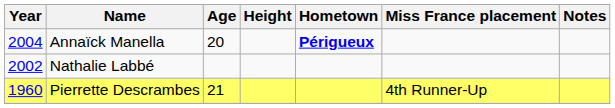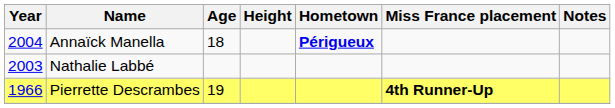(216, 41) 20 -> (216, 41) 18
(25, 66) 2002 -> (25, 66) 2003
(25, 90) 1960 -> (25, 90) 1966
(216, 90) 21 -> (216, 90) 19
(436, 90) normal -> (439, 90) bold
